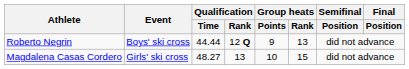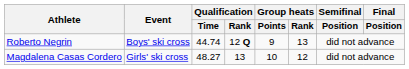(208, 42) 44.44 -> (208, 42) 44.74
(302, 57) 15 -> (302, 57) 12
